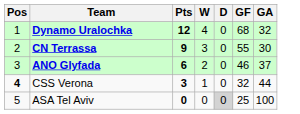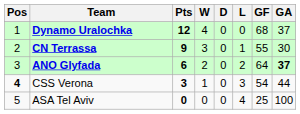+ column: (242, 13)
(265, 30) 32 -> (284, 30) 37
(243, 65) 46 -> (262, 65) 64
(265, 65) normal -> (284, 65) bold
(243, 83) 32 -> (262, 83) 54
(223, 100) lightgrey background -> (223, 100) no background
